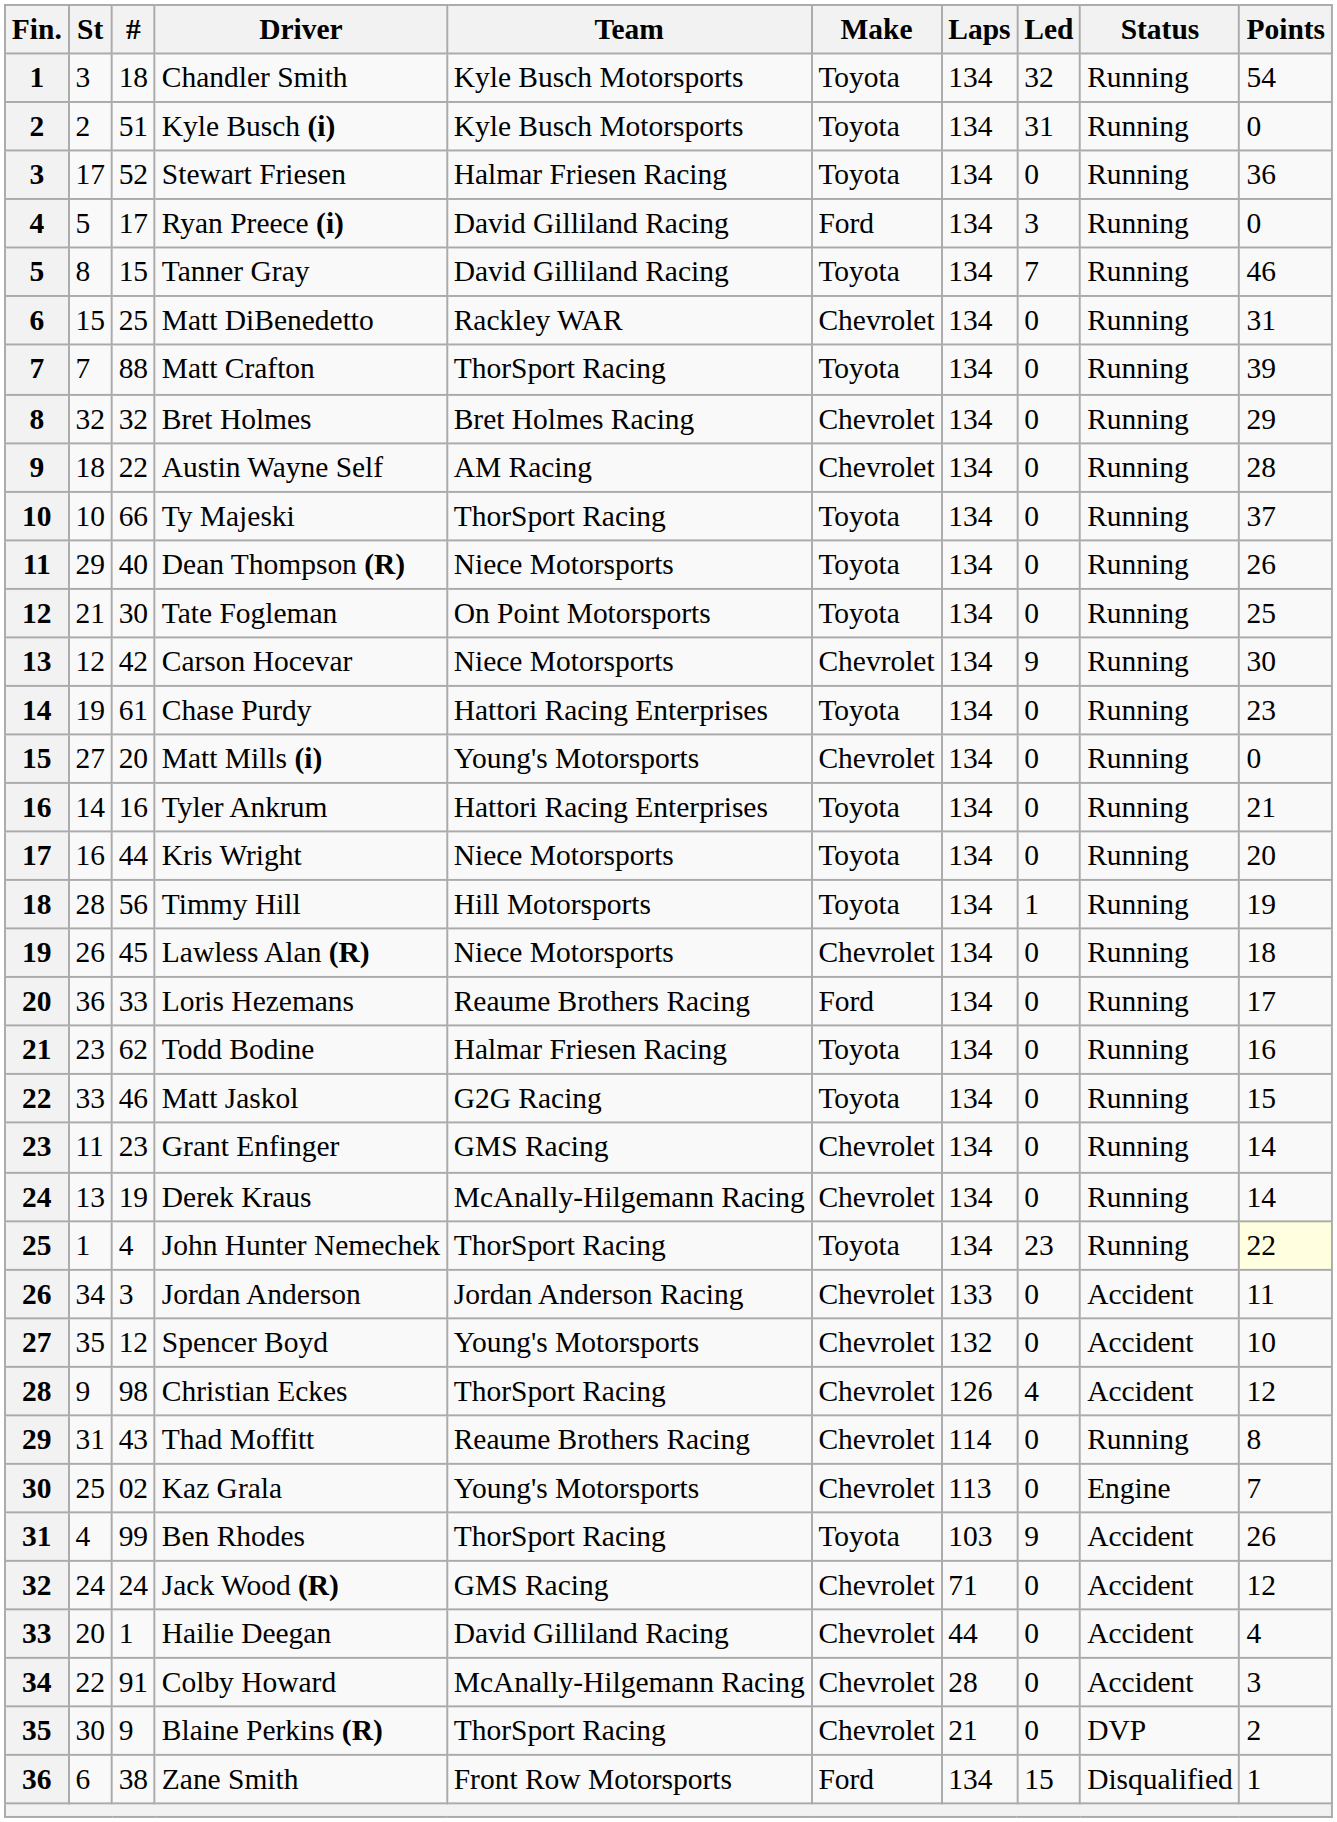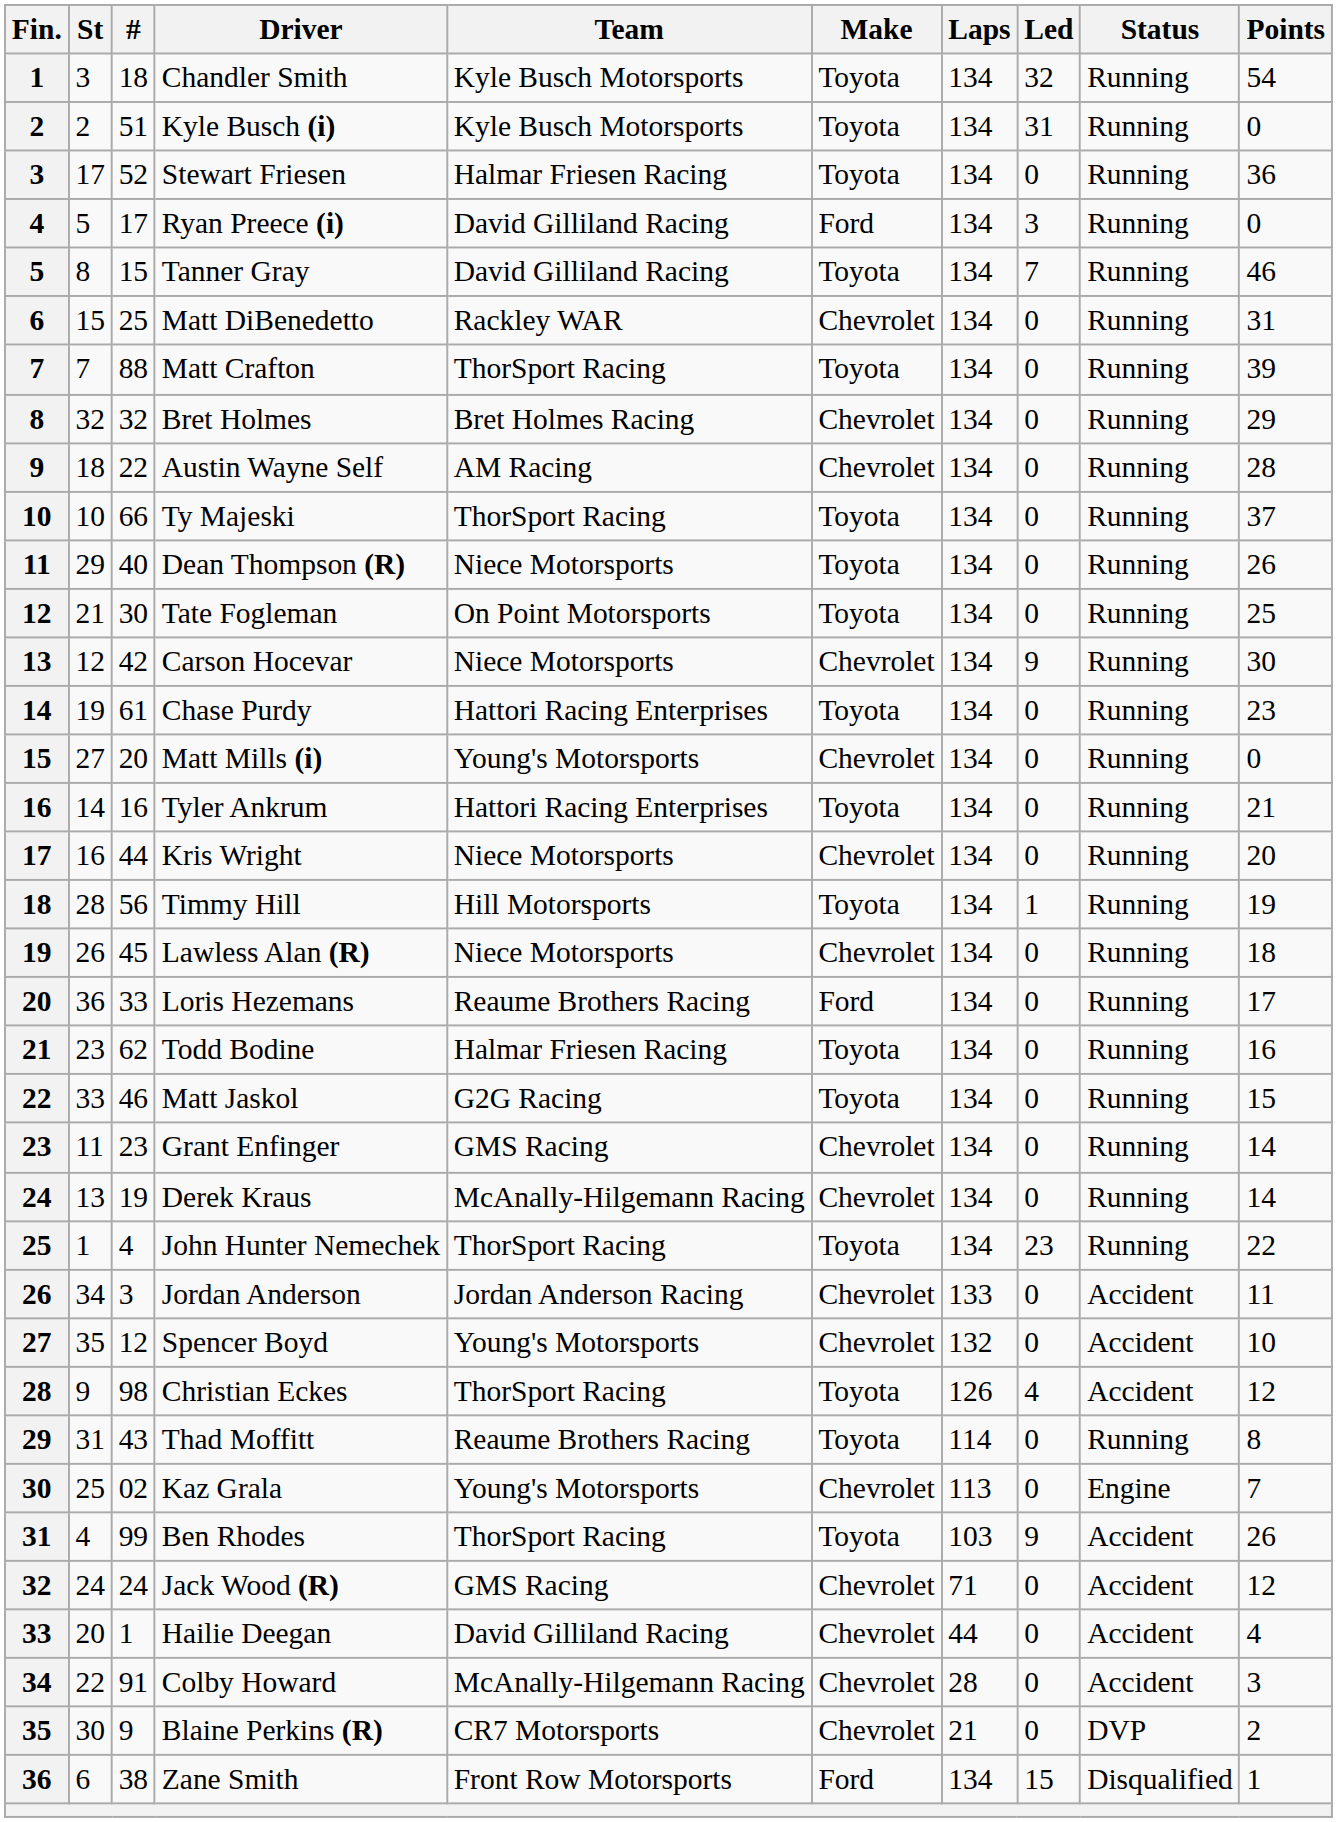(859, 855) Toyota -> (877, 855) Chevrolet
(1261, 1244) lightyellow background -> (1261, 1244) no background
(877, 1390) Chevrolet -> (859, 1390) Toyota
(877, 1439) Chevrolet -> (859, 1439) Toyota
(560, 1730) ThorSport Racing -> (556, 1730) CR7 Motorsports
